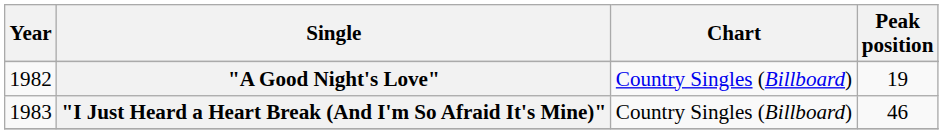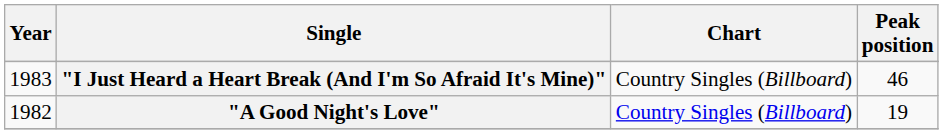rows swapped: (334, 78) <-> (334, 111)
